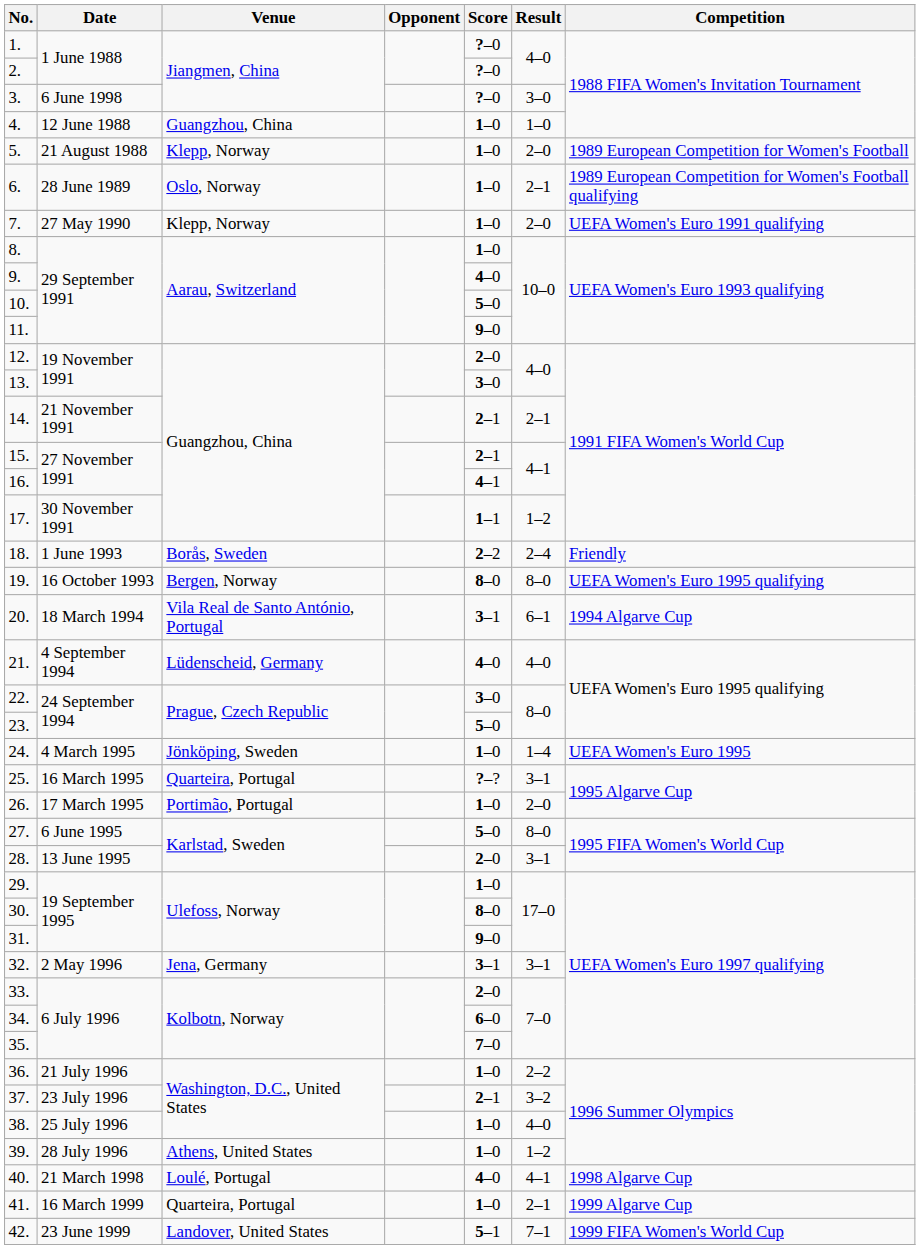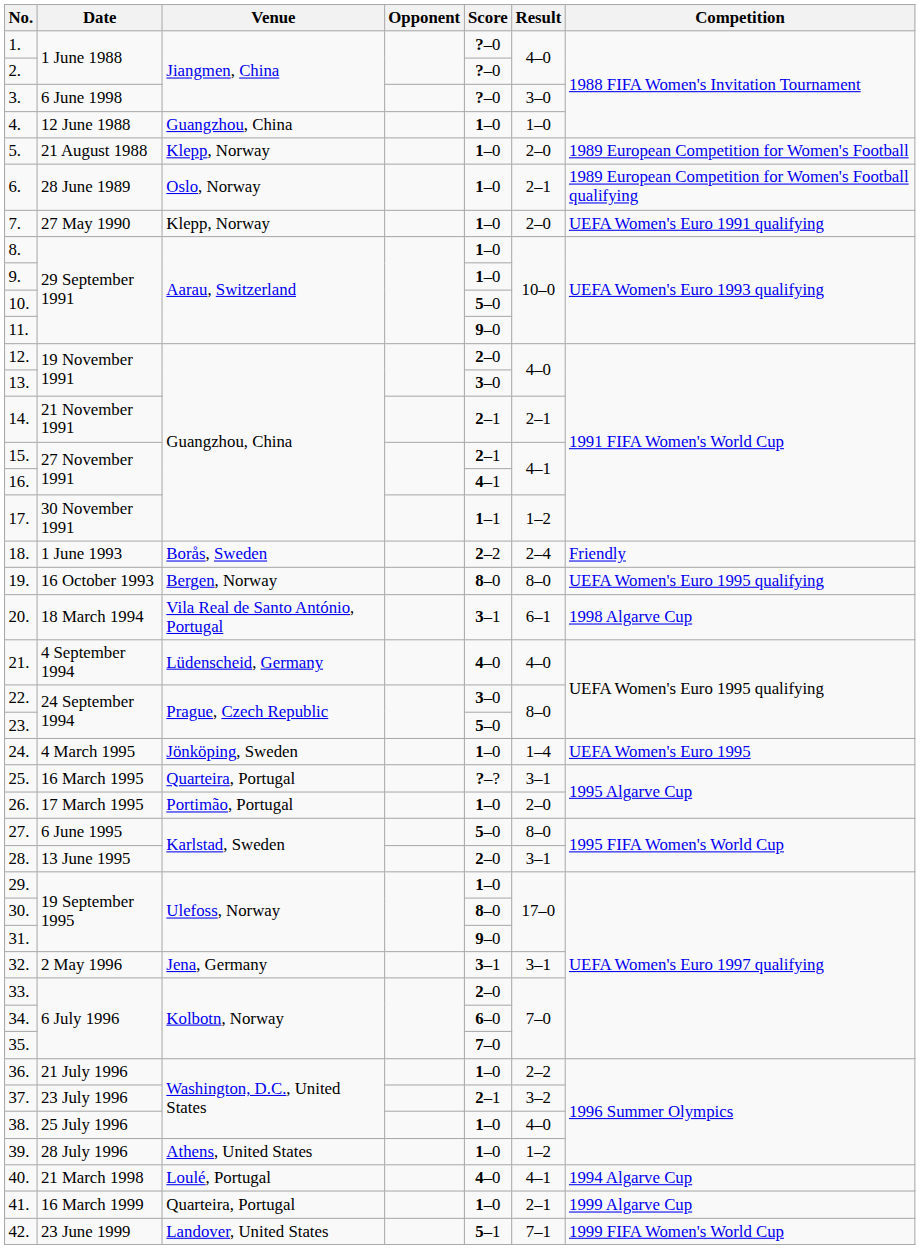(488, 276) 4–0 -> (488, 276) 1–0
(631, 616) 1994 Algarve Cup -> (631, 616) 1998 Algarve Cup
(631, 1178) 1998 Algarve Cup -> (631, 1178) 1994 Algarve Cup
